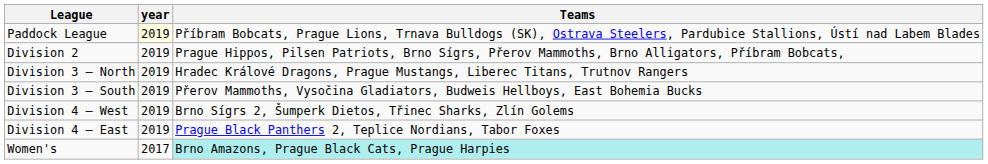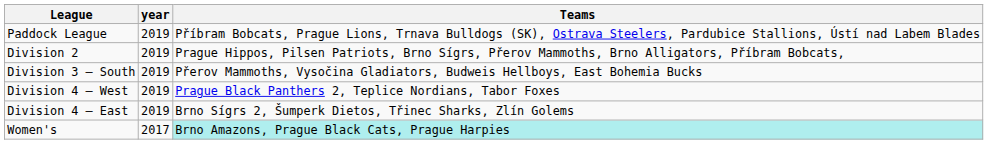(155, 33) lightyellow background -> (155, 33) no background
- row: (71, 72)
(375, 110) Brno Sígrs 2, Šumperk Dietos, Třinec Sharks, Zlín Golems -> (368, 91) Prague Black Panthers 2, Teplice Nordians, Tabor Foxes
(368, 130) Prague Black Panthers 2, Teplice Nordians, Tabor Foxes -> (375, 110) Brno Sígrs 2, Šumperk Dietos, Třinec Sharks, Zlín Golems
